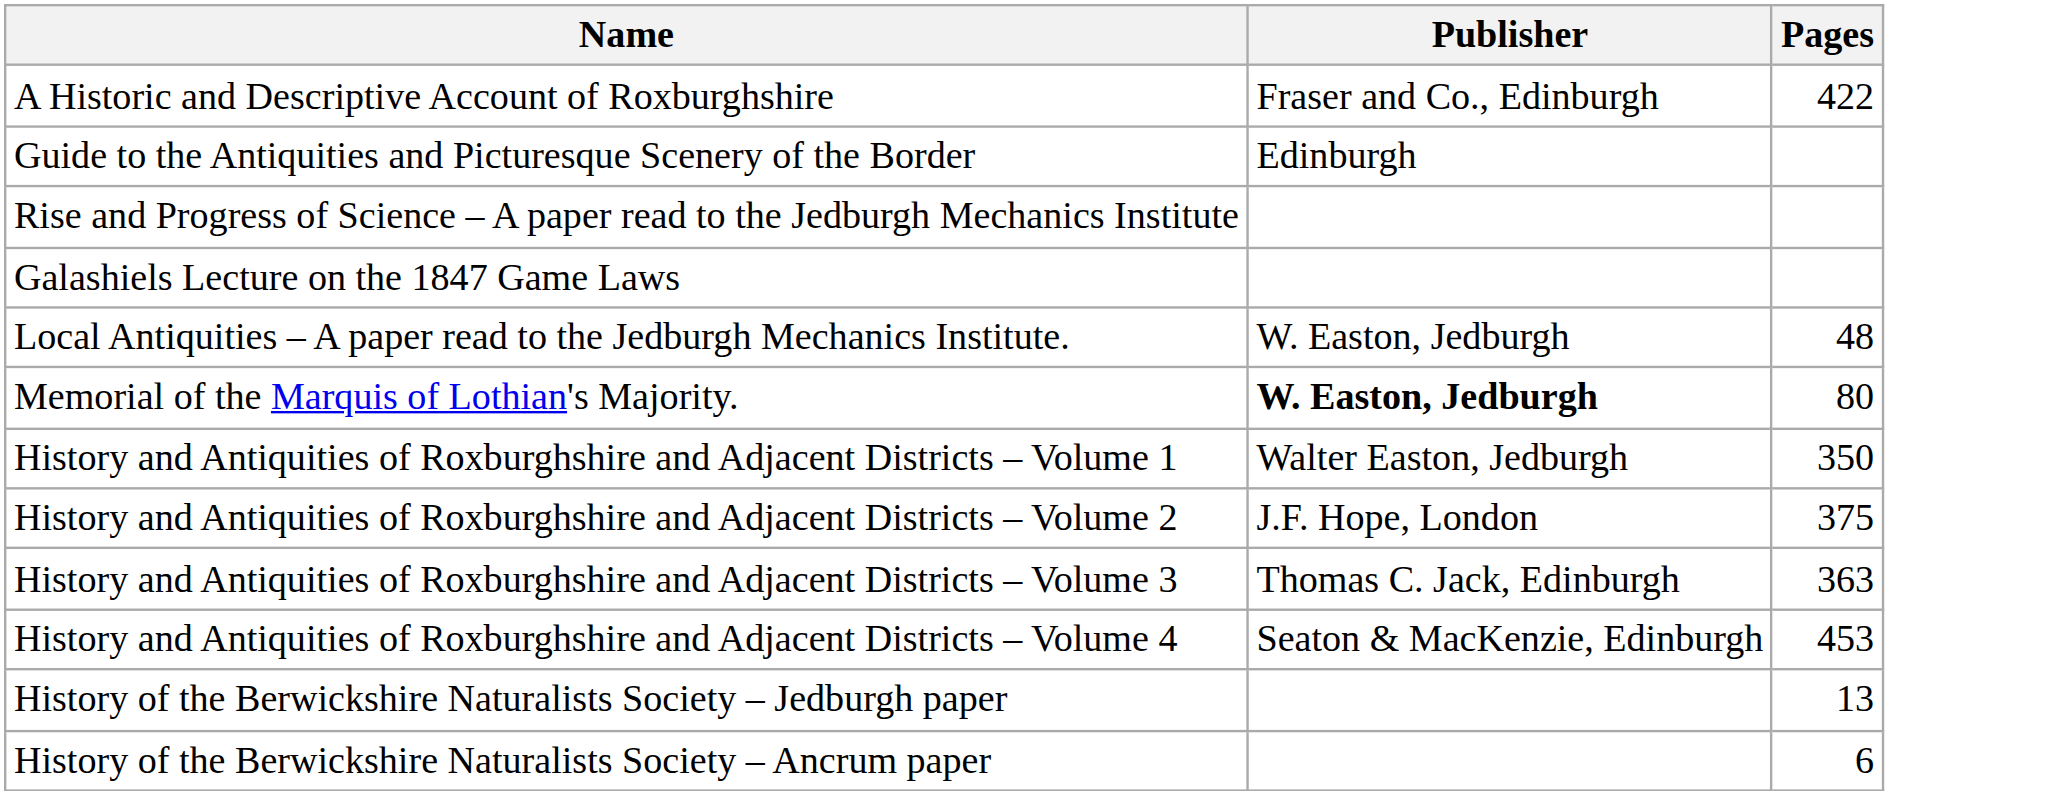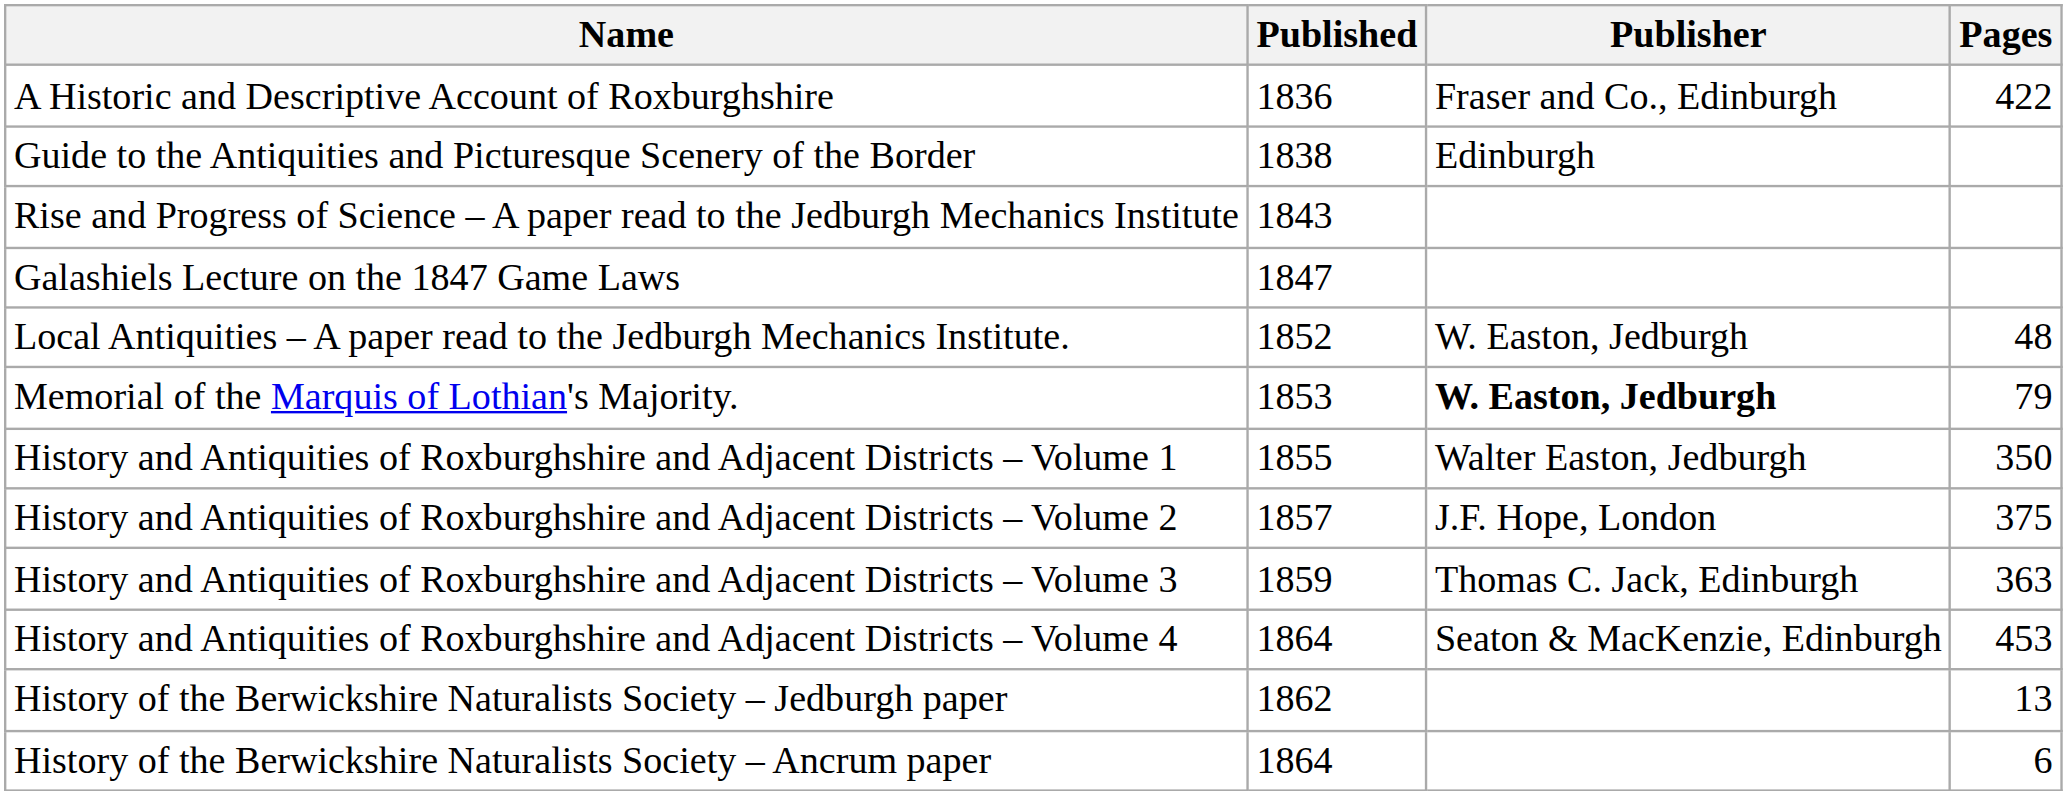+ column: (1337, 34)
(1855, 397) 80 -> (2033, 397) 79
